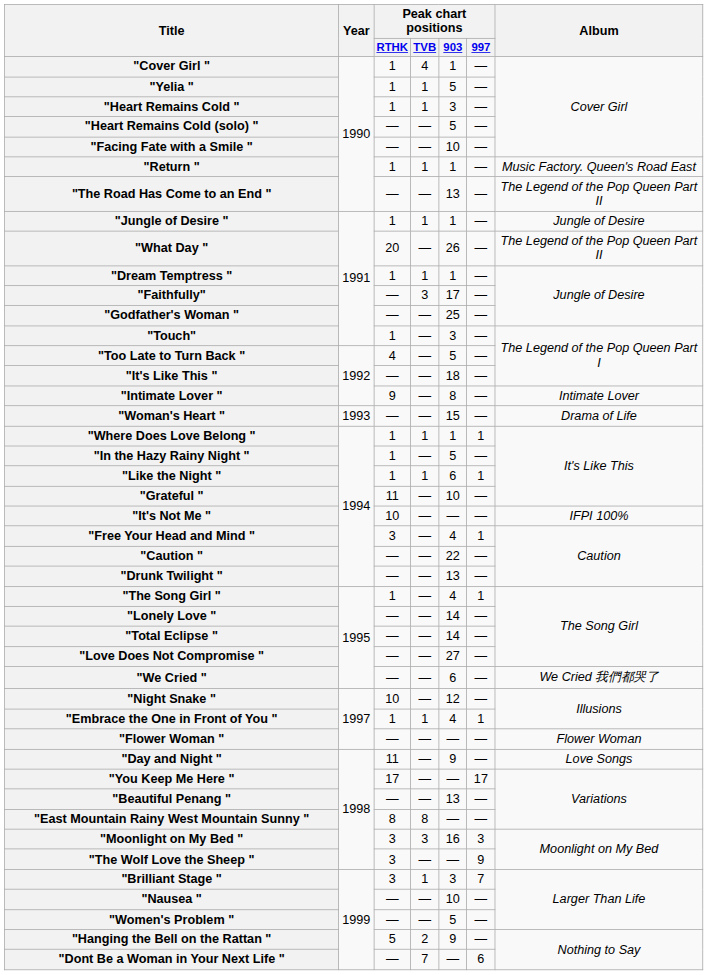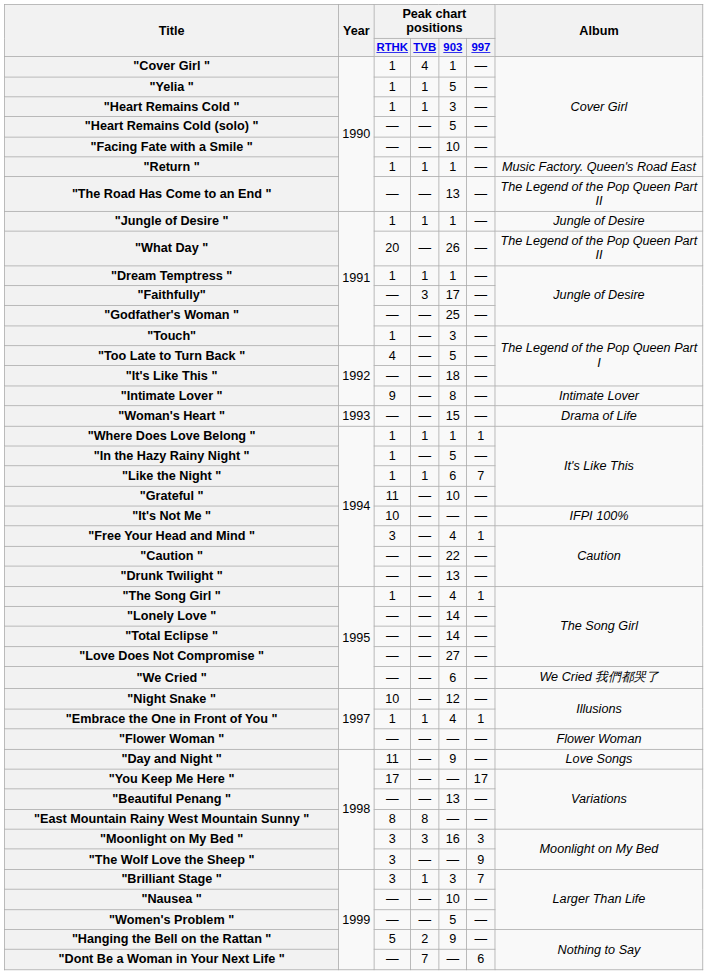(481, 476) 1 -> (481, 476) 7
